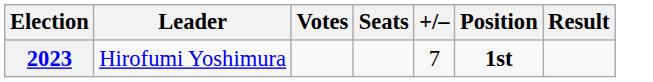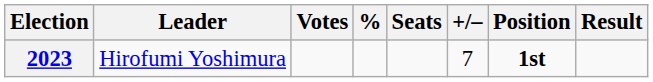+ column: (370, 22)
